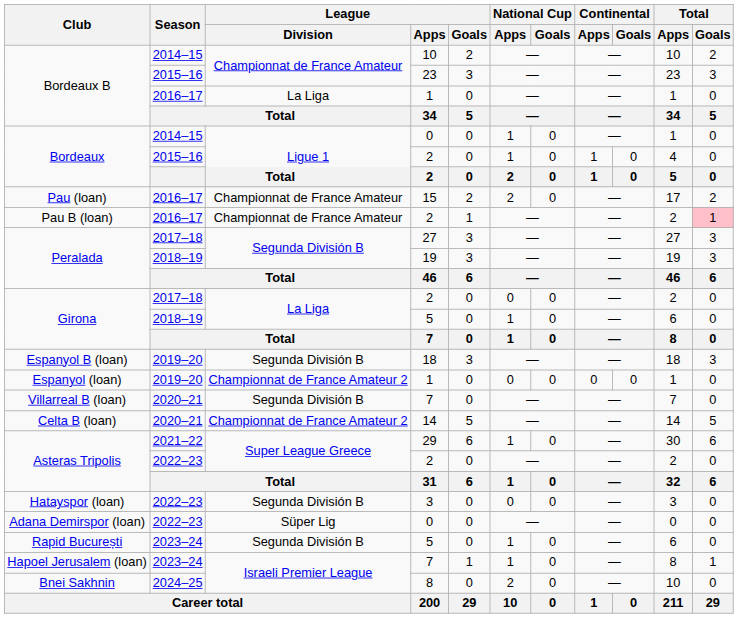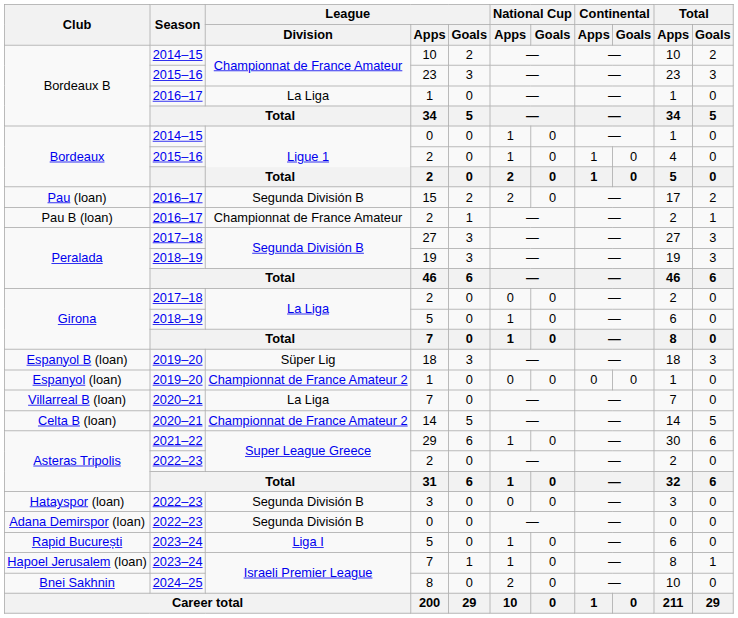(308, 197) Championnat de France Amateur -> (308, 197) Segunda División B
(713, 217) pink background -> (713, 217) no background
(308, 359) Segunda División B -> (308, 359) Süper Lig
(308, 400) Segunda División B -> (308, 400) La Liga
(308, 522) Süper Lig -> (308, 522) Segunda División B
(308, 542) Segunda División B -> (308, 542) Liga I
